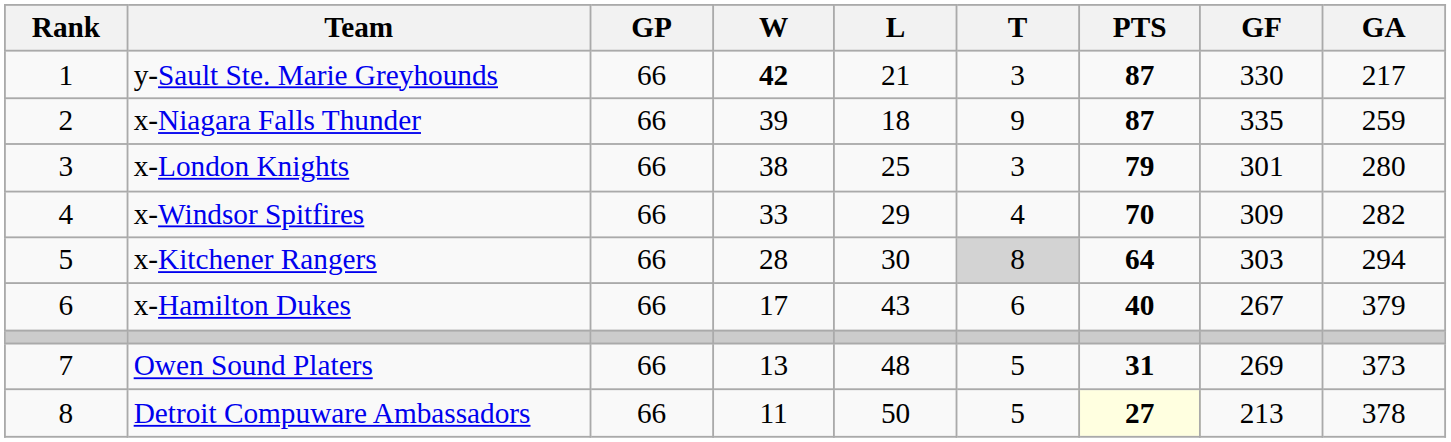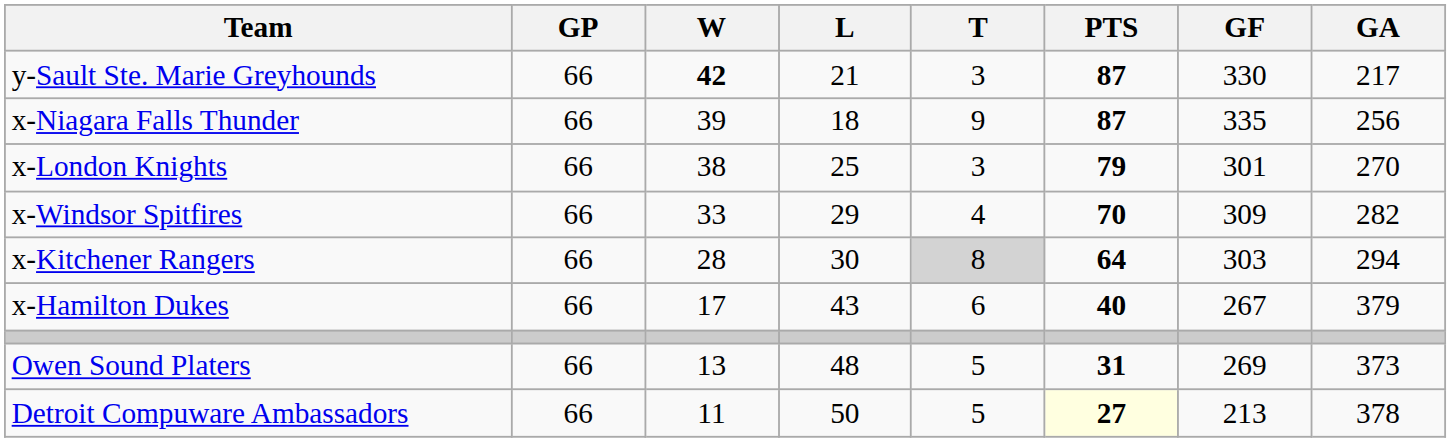- column: (66, 27)
(1384, 120) 259 -> (1378, 120) 256
(1384, 167) 280 -> (1378, 167) 270
